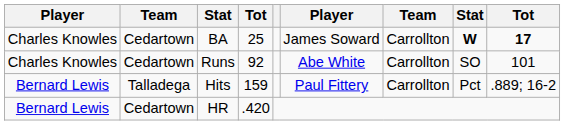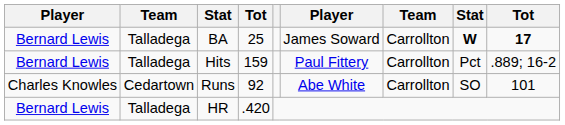(62, 39) Charles Knowles -> (62, 39) Bernard Lewis
(159, 39) Cedartown -> (159, 39) Talladega
rows swapped: (218, 62) <-> (218, 85)
(159, 108) Cedartown -> (159, 108) Talladega
